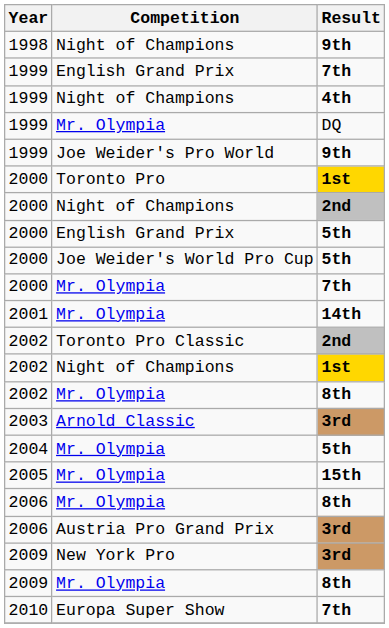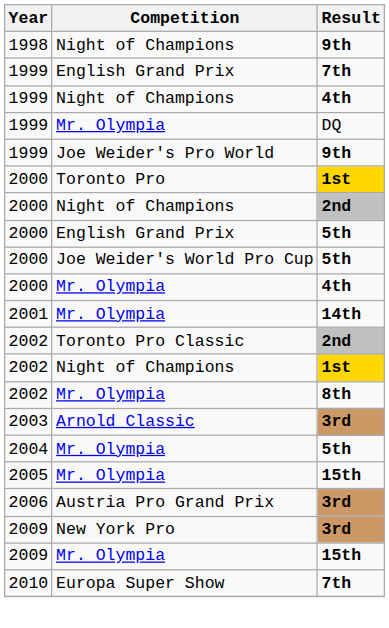(336, 287) 7th -> (336, 287) 4th
- row: (28, 502)
(336, 583) 8th -> (341, 556) 15th
